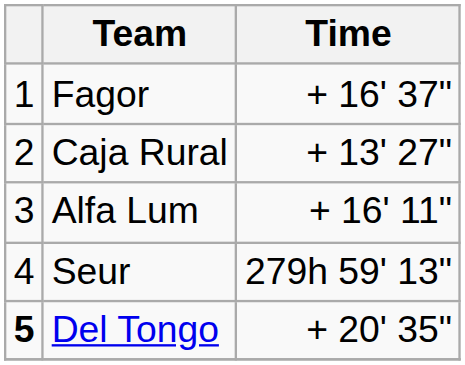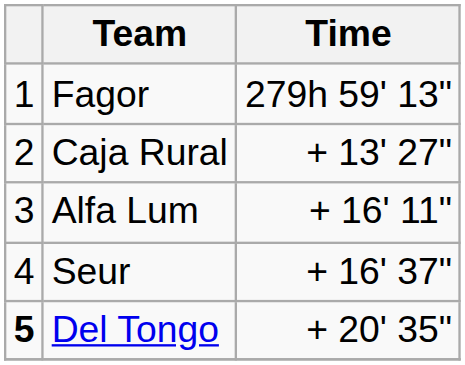(379, 93) + 16' 37" -> (348, 93) 279h 59' 13"
(348, 270) 279h 59' 13" -> (379, 270) + 16' 37"
